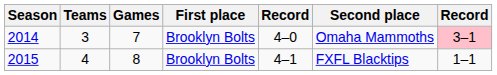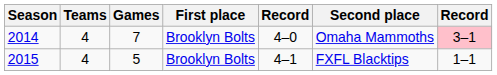(85, 37) 3 -> (85, 37) 4
(136, 59) 8 -> (136, 59) 5
